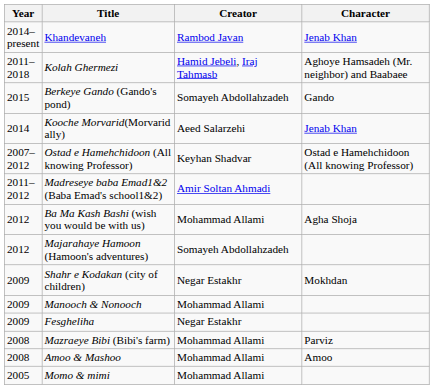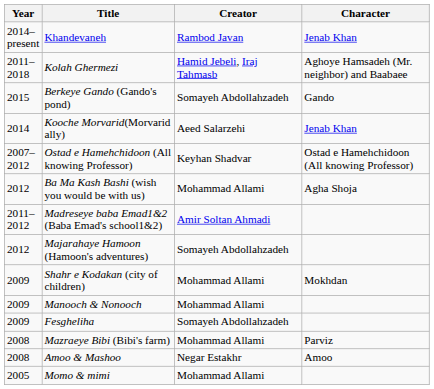rows swapped: (100, 219) <-> (106, 189)
(209, 280) Negar Estakhr -> (221, 280) Mohammad Allami
(209, 322) Negar Estakhr -> (233, 322) Somayeh Abdollahzadeh
(221, 357) Mohammad Allami -> (209, 357) Negar Estakhr
